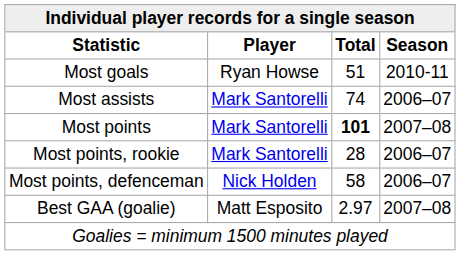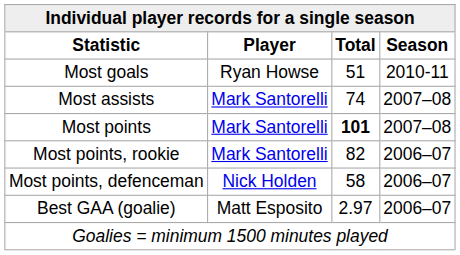(417, 99) 2006–07 -> (417, 99) 2007–08
(355, 154) 28 -> (355, 154) 82
(417, 208) 2007–08 -> (417, 208) 2006–07
